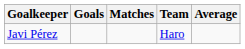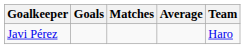columns swapped: (216, 14) <-> (174, 14)
